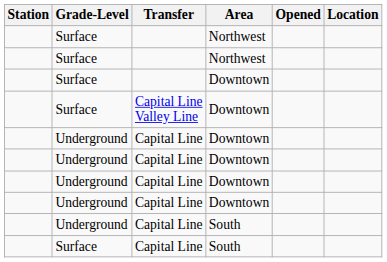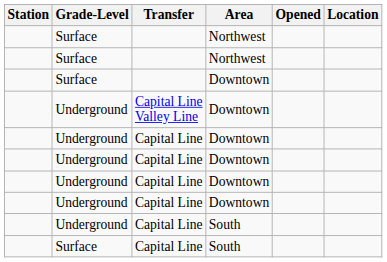(76, 109) Surface -> (92, 109) Underground
